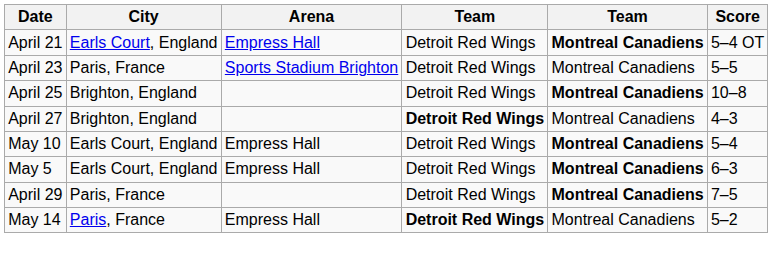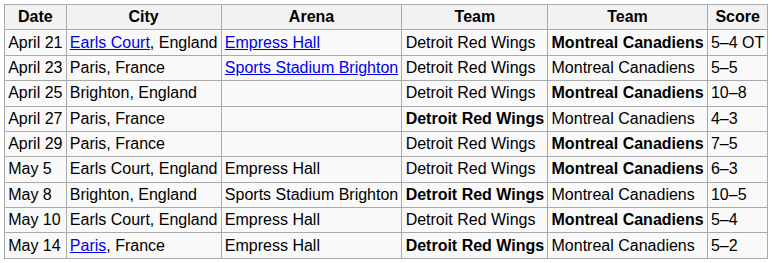(133, 118) Brighton, England -> (117, 118) Paris, France
rows swapped: (35, 194) <-> (34, 144)
+ row: (30, 194)
